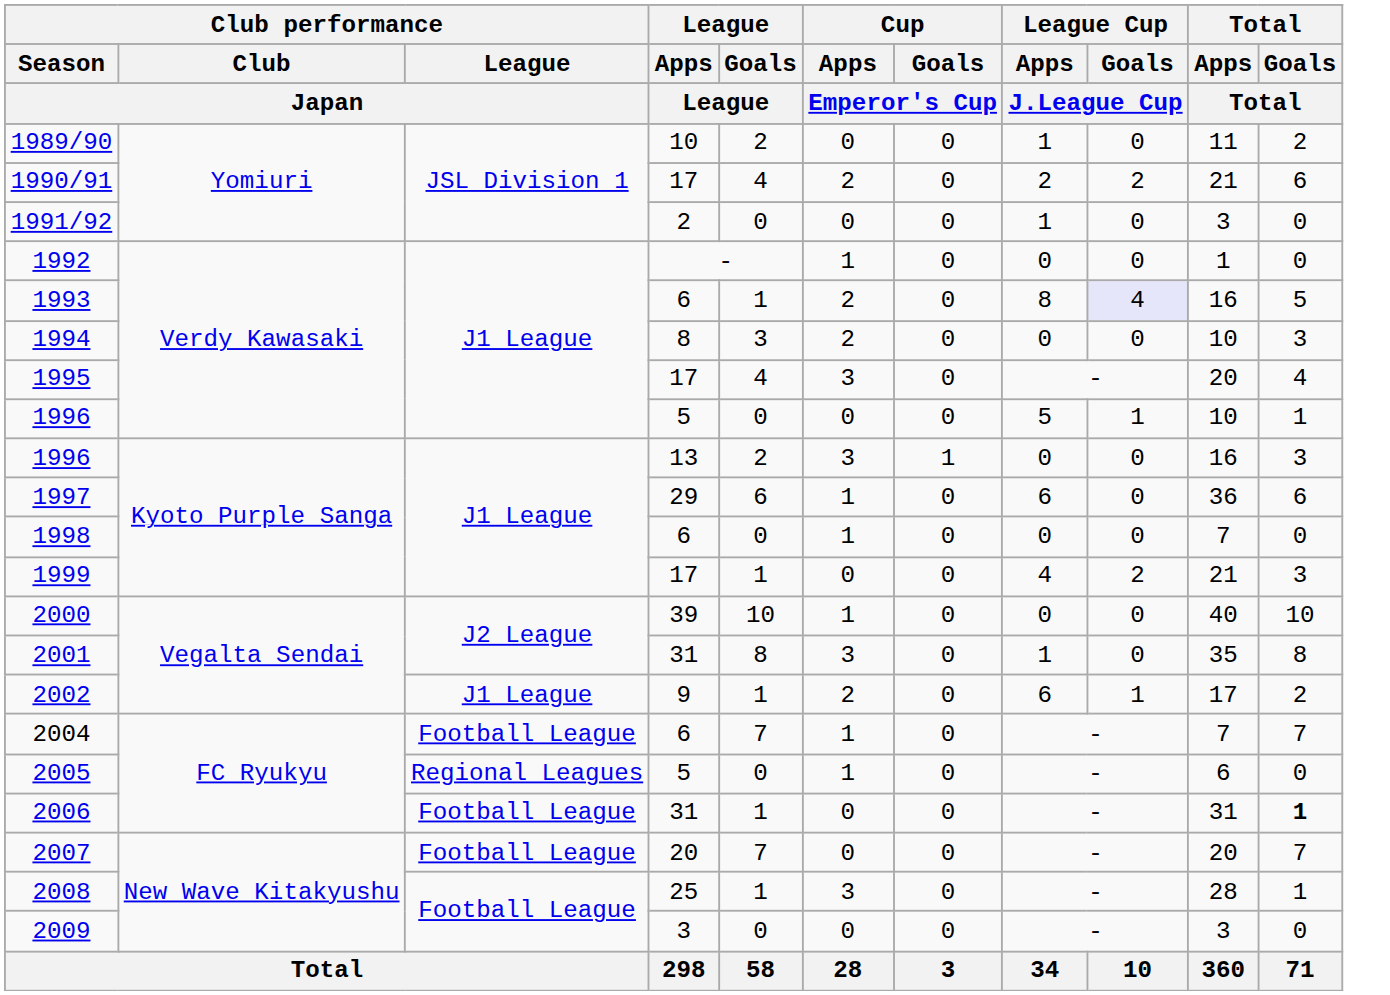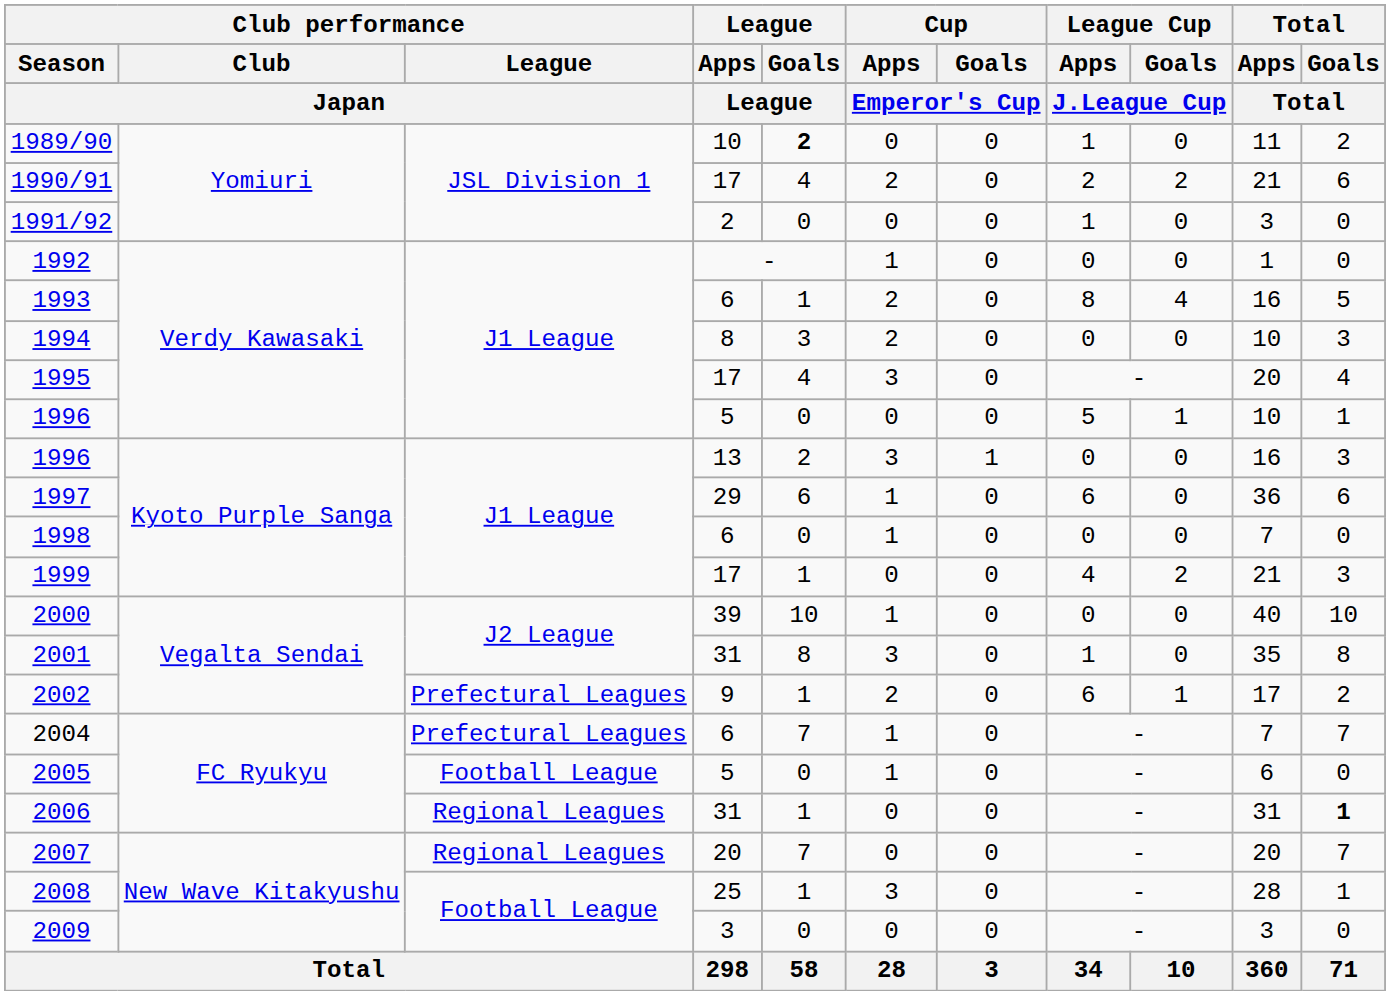(761, 143) normal -> (804, 143) bold
(1138, 300) lavender background -> (1181, 300) no background
(527, 695) J1 League -> (549, 695) Prefectural Leagues
(527, 734) Football League -> (549, 734) Prefectural Leagues
(527, 773) Regional Leagues -> (549, 773) Football League
(527, 813) Football League -> (549, 813) Regional Leagues
(527, 852) Football League -> (549, 852) Regional Leagues
